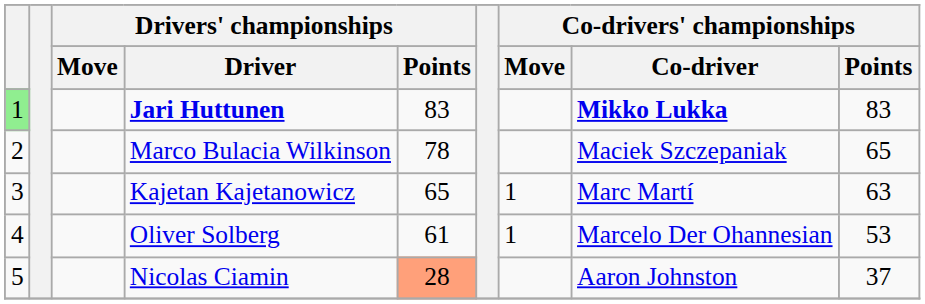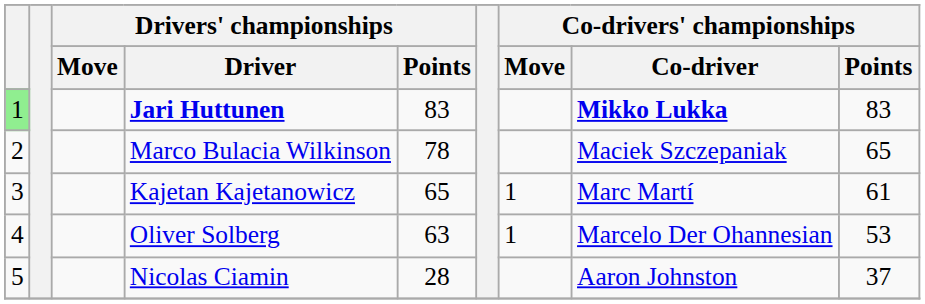(878, 192) 63 -> (878, 192) 61
(437, 234) 61 -> (437, 234) 63
(437, 276) lightsalmon background -> (437, 276) no background
